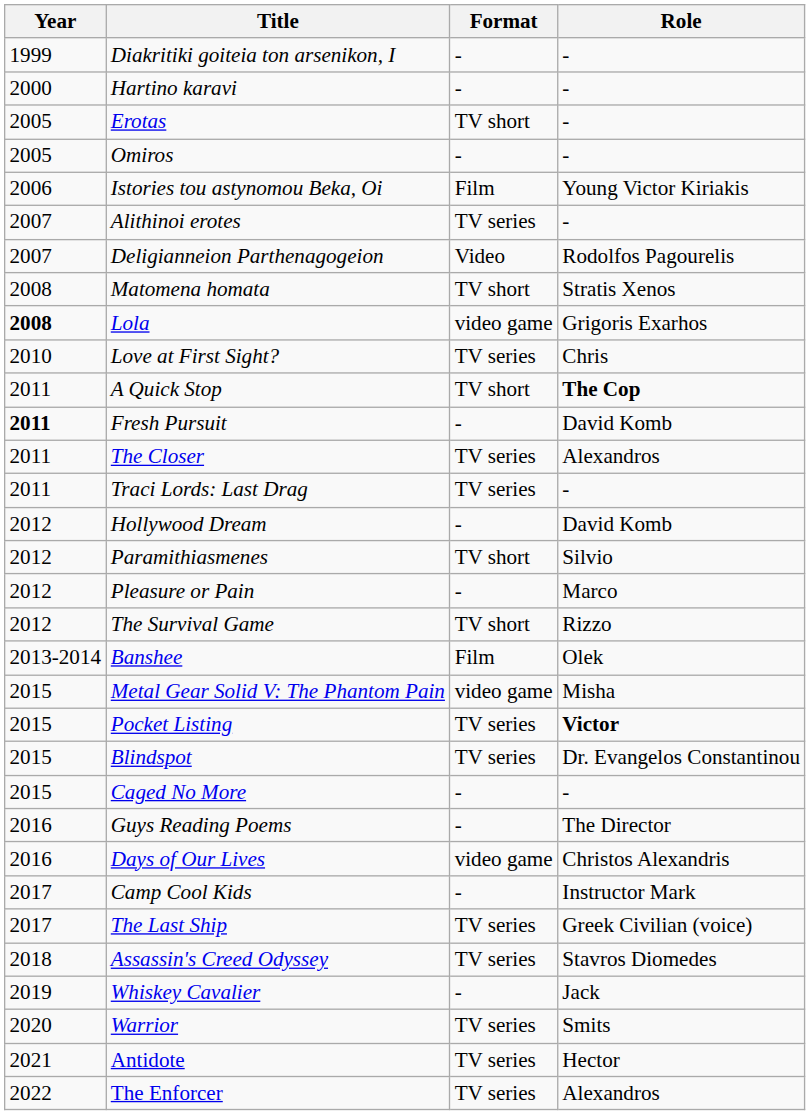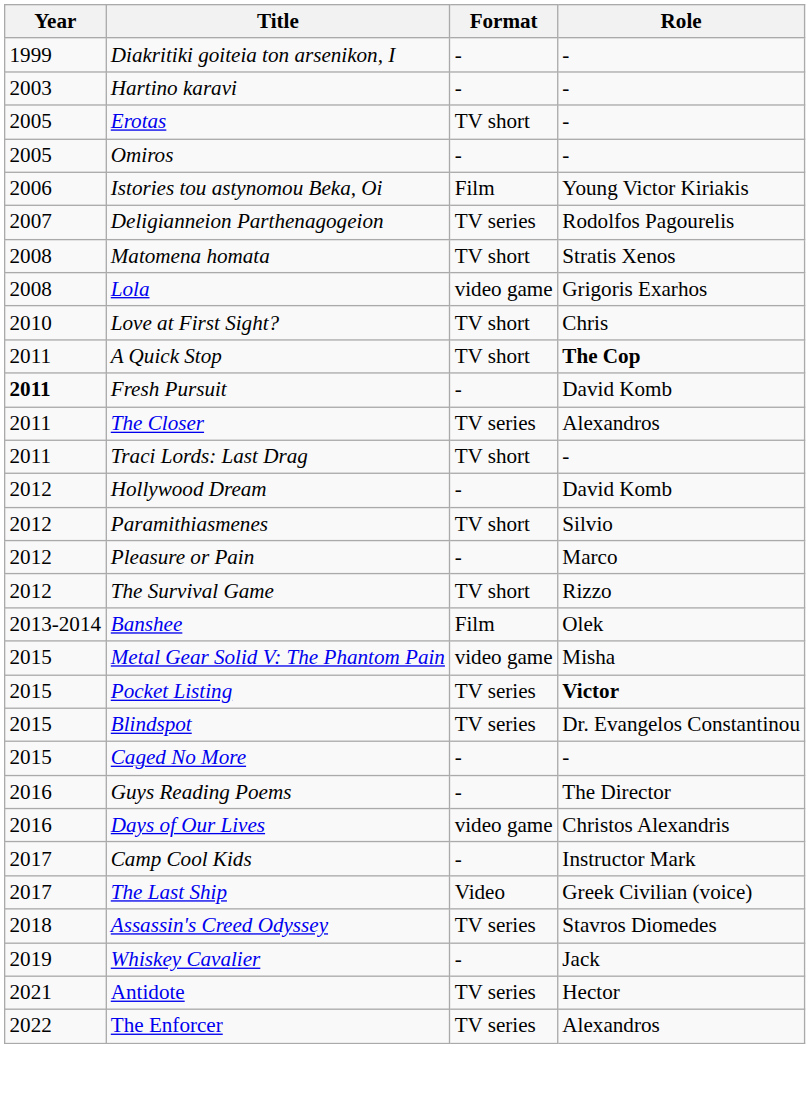(31, 88) 2000 -> (31, 88) 2003
- row: (176, 222)
(480, 255) Video -> (495, 222) TV series
(31, 322) bold -> (31, 289) normal
(495, 356) TV series -> (492, 322) TV short
(495, 490) TV series -> (492, 456) TV short
(495, 925) TV series -> (480, 892) Video
- row: (144, 1026)
